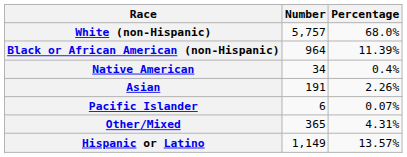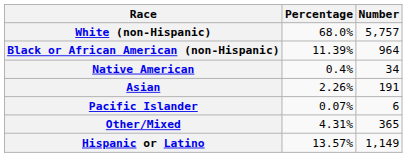columns swapped: (305, 14) <-> (365, 14)
